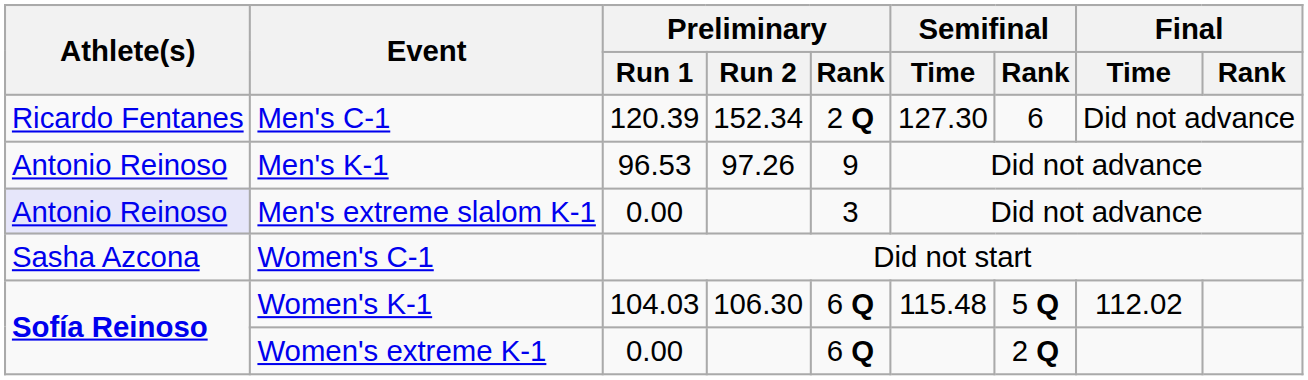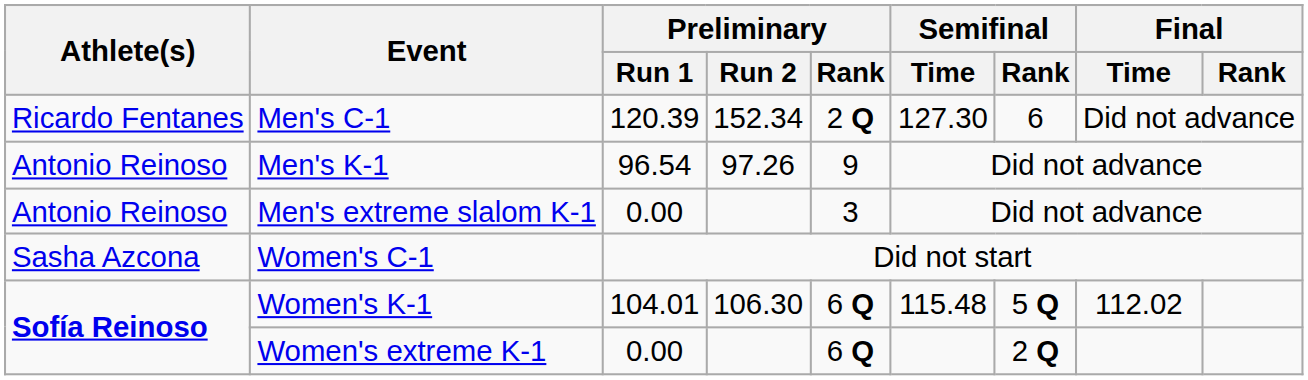(655, 165) 96.53 -> (655, 165) 96.54
(120, 212) lavender background -> (120, 212) no background
(655, 304) 104.03 -> (655, 304) 104.01
